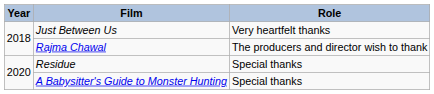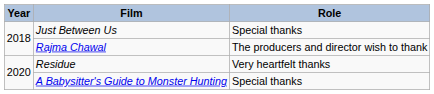(281, 30) Very heartfelt thanks -> (267, 30) Special thanks
(267, 64) Special thanks -> (281, 64) Very heartfelt thanks
